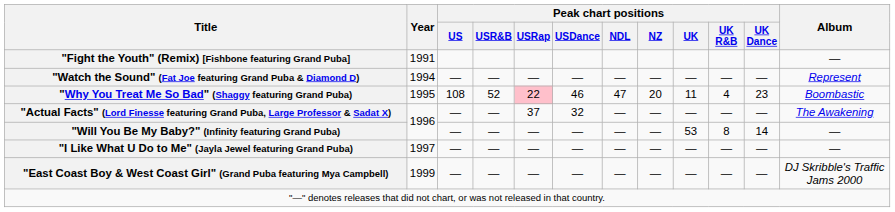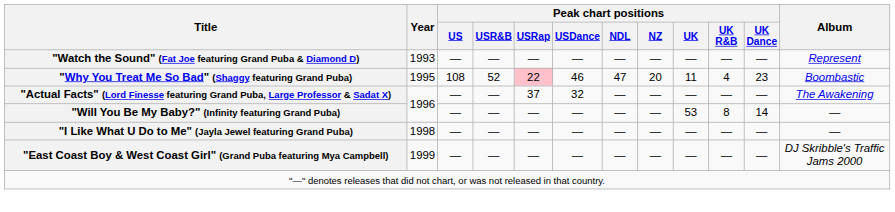- row: (206, 59)
(422, 77) 1994 -> (422, 59) 1993
(422, 149) 1997 -> (422, 131) 1998
